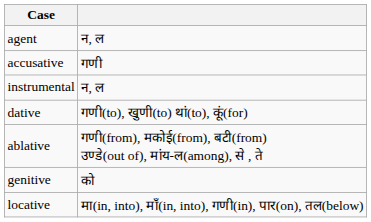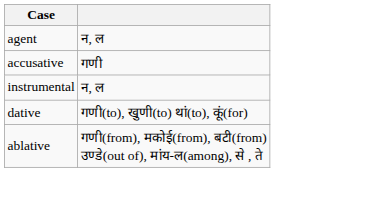- row: (29, 180)
- row: (29, 204)
